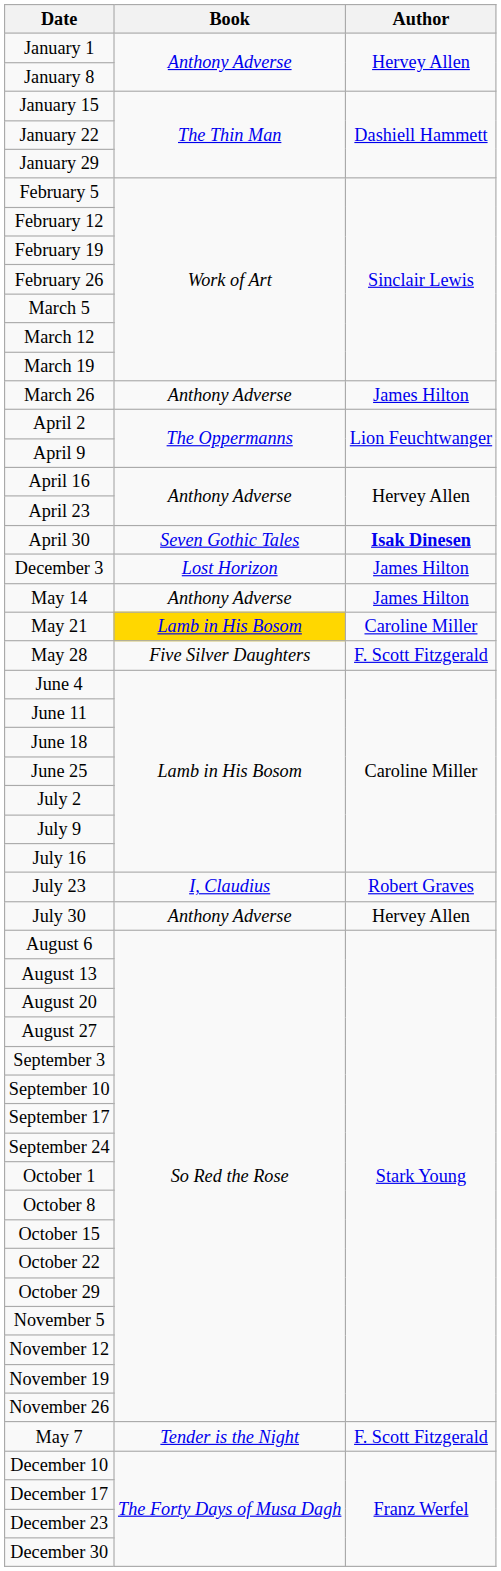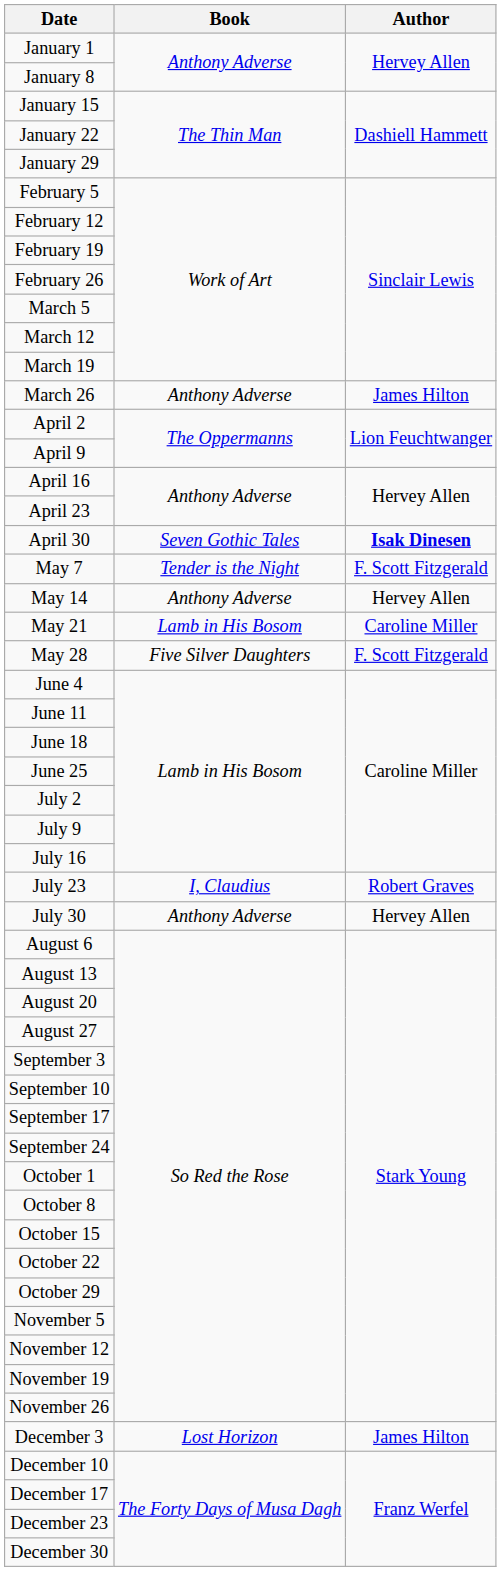rows swapped: (59, 1436) <-> (59, 568)
(421, 597) James Hilton -> (421, 597) Hervey Allen
(230, 626) gold background -> (230, 626) no background
